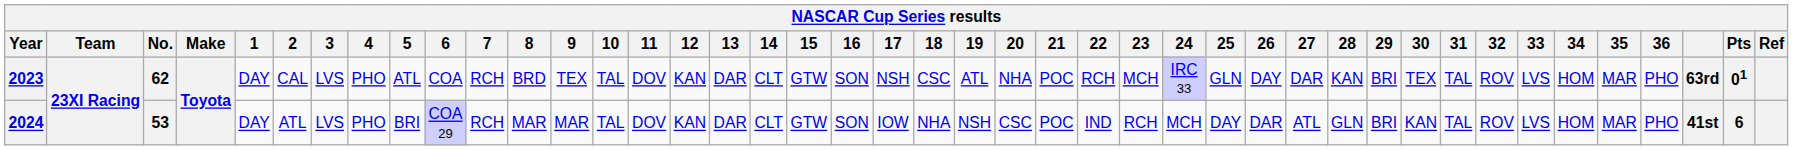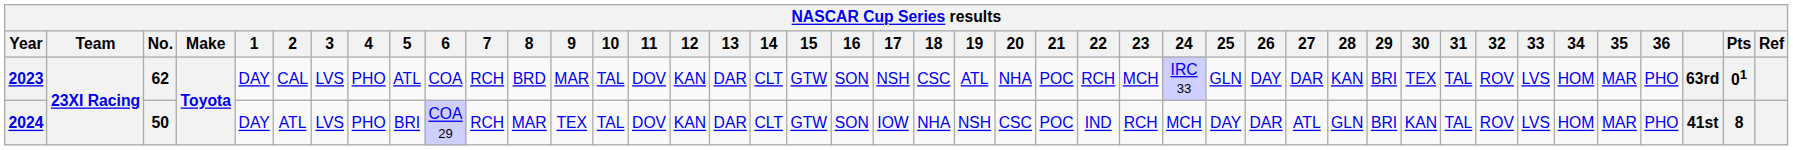(572, 79) TEX -> (572, 79) MAR
(160, 123) 53 -> (160, 123) 50
(572, 123) MAR -> (572, 123) TEX
(1739, 123) 6 -> (1739, 123) 8
